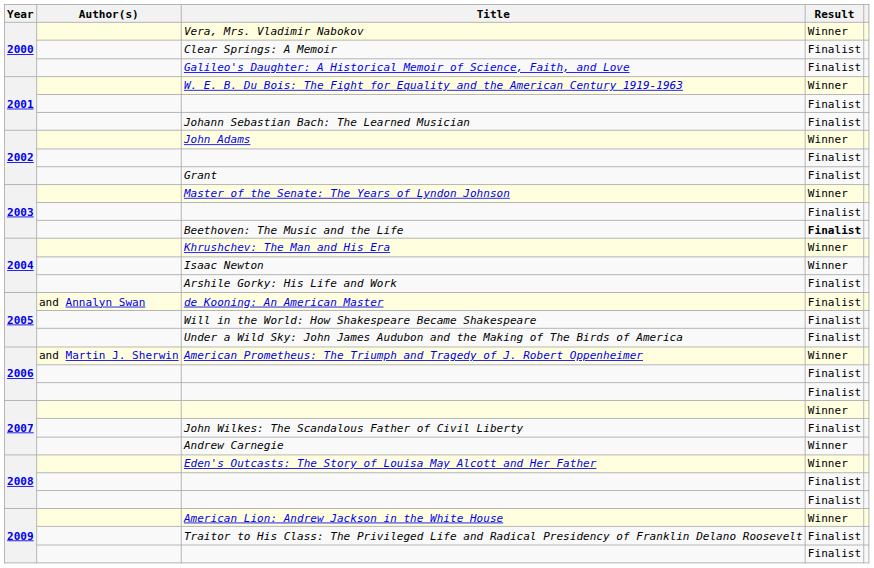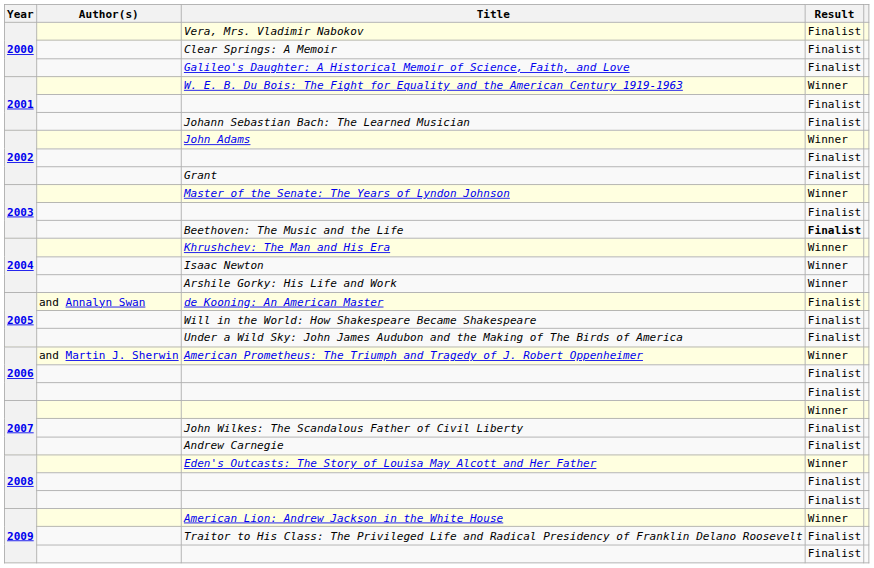(828, 31) Winner -> (834, 31) Finalist
(834, 284) Finalist -> (828, 284) Winner
(828, 446) Winner -> (834, 446) Finalist
